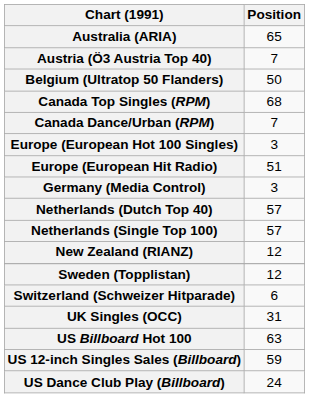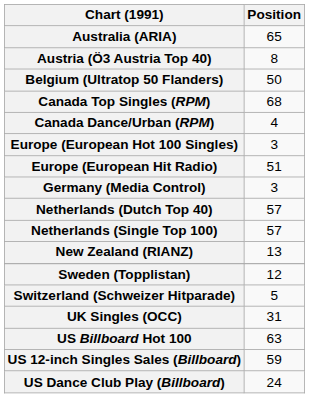(274, 58) 7 -> (274, 58) 8
(274, 123) 7 -> (274, 123) 4
(274, 252) 12 -> (274, 252) 13
(274, 295) 6 -> (274, 295) 5
